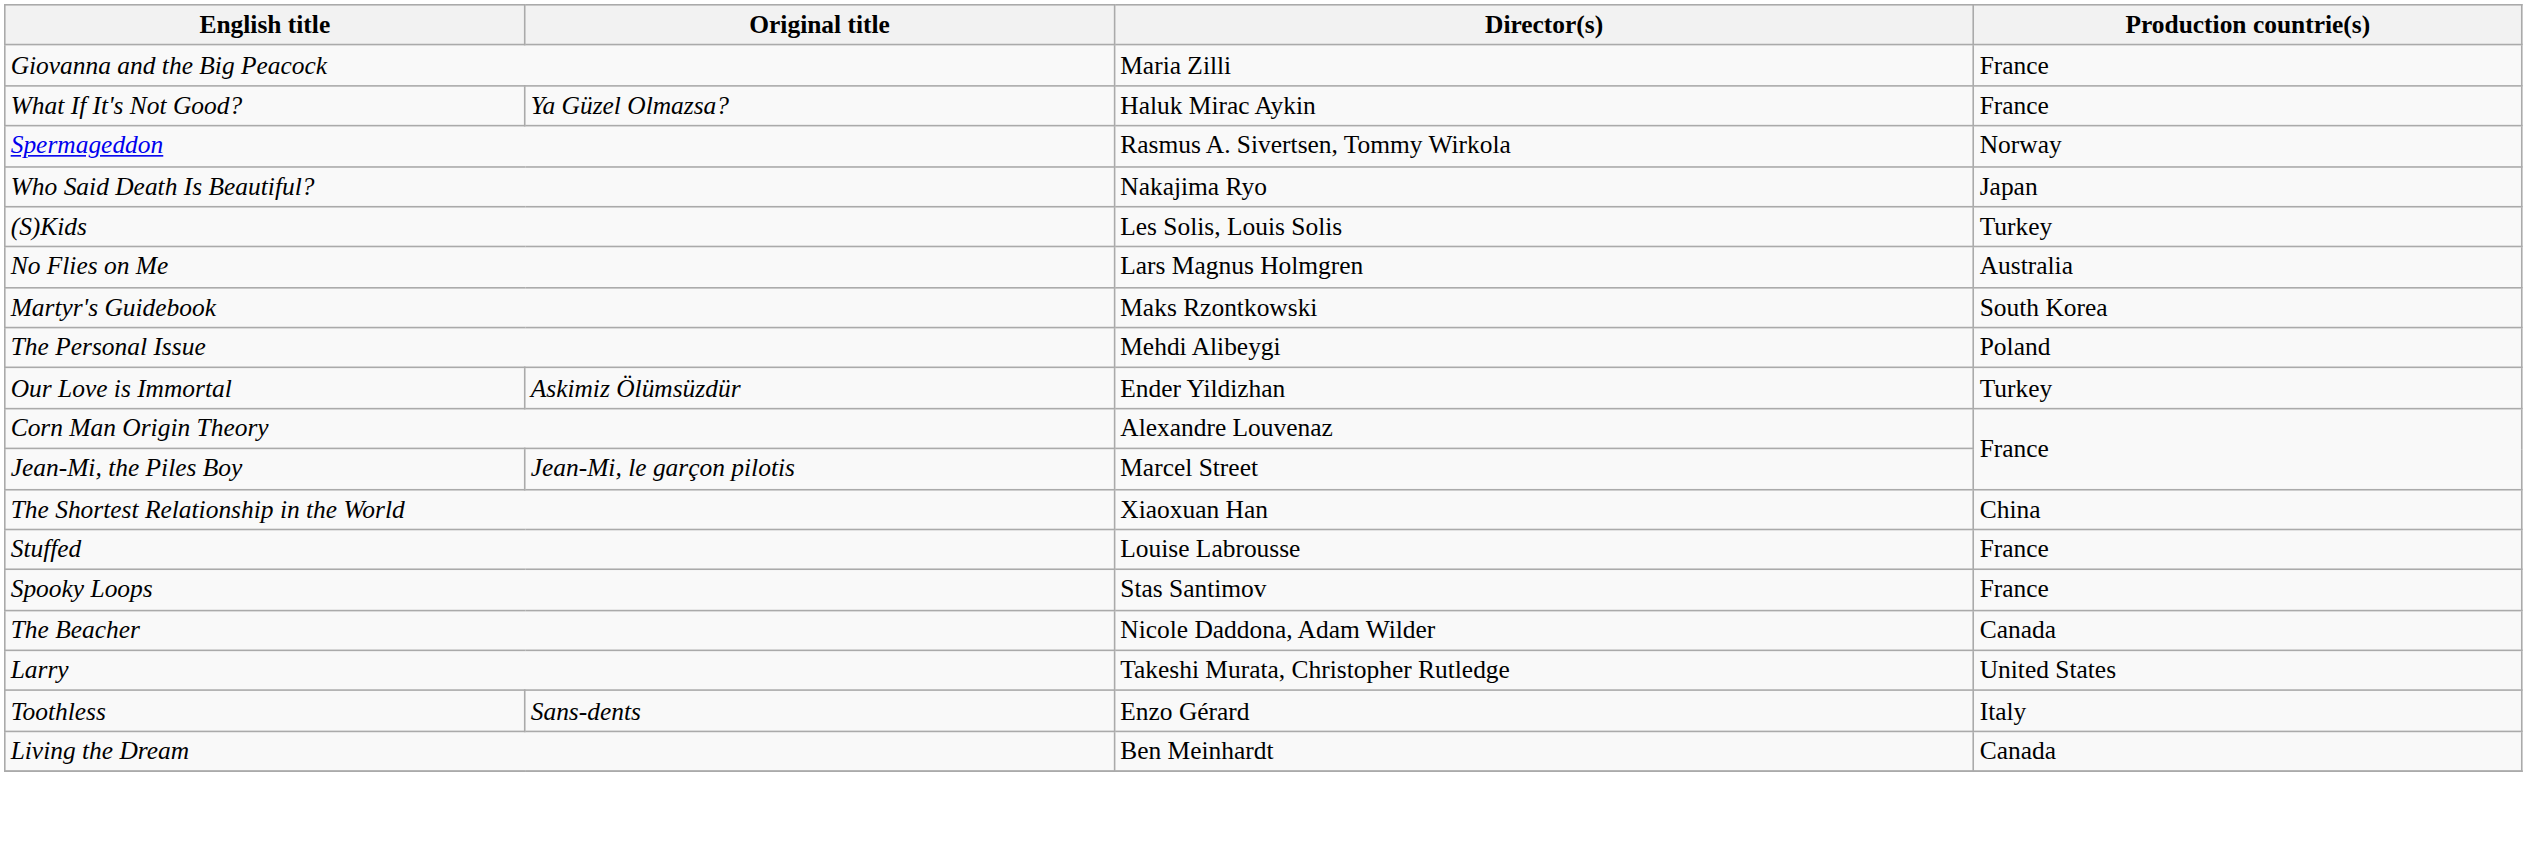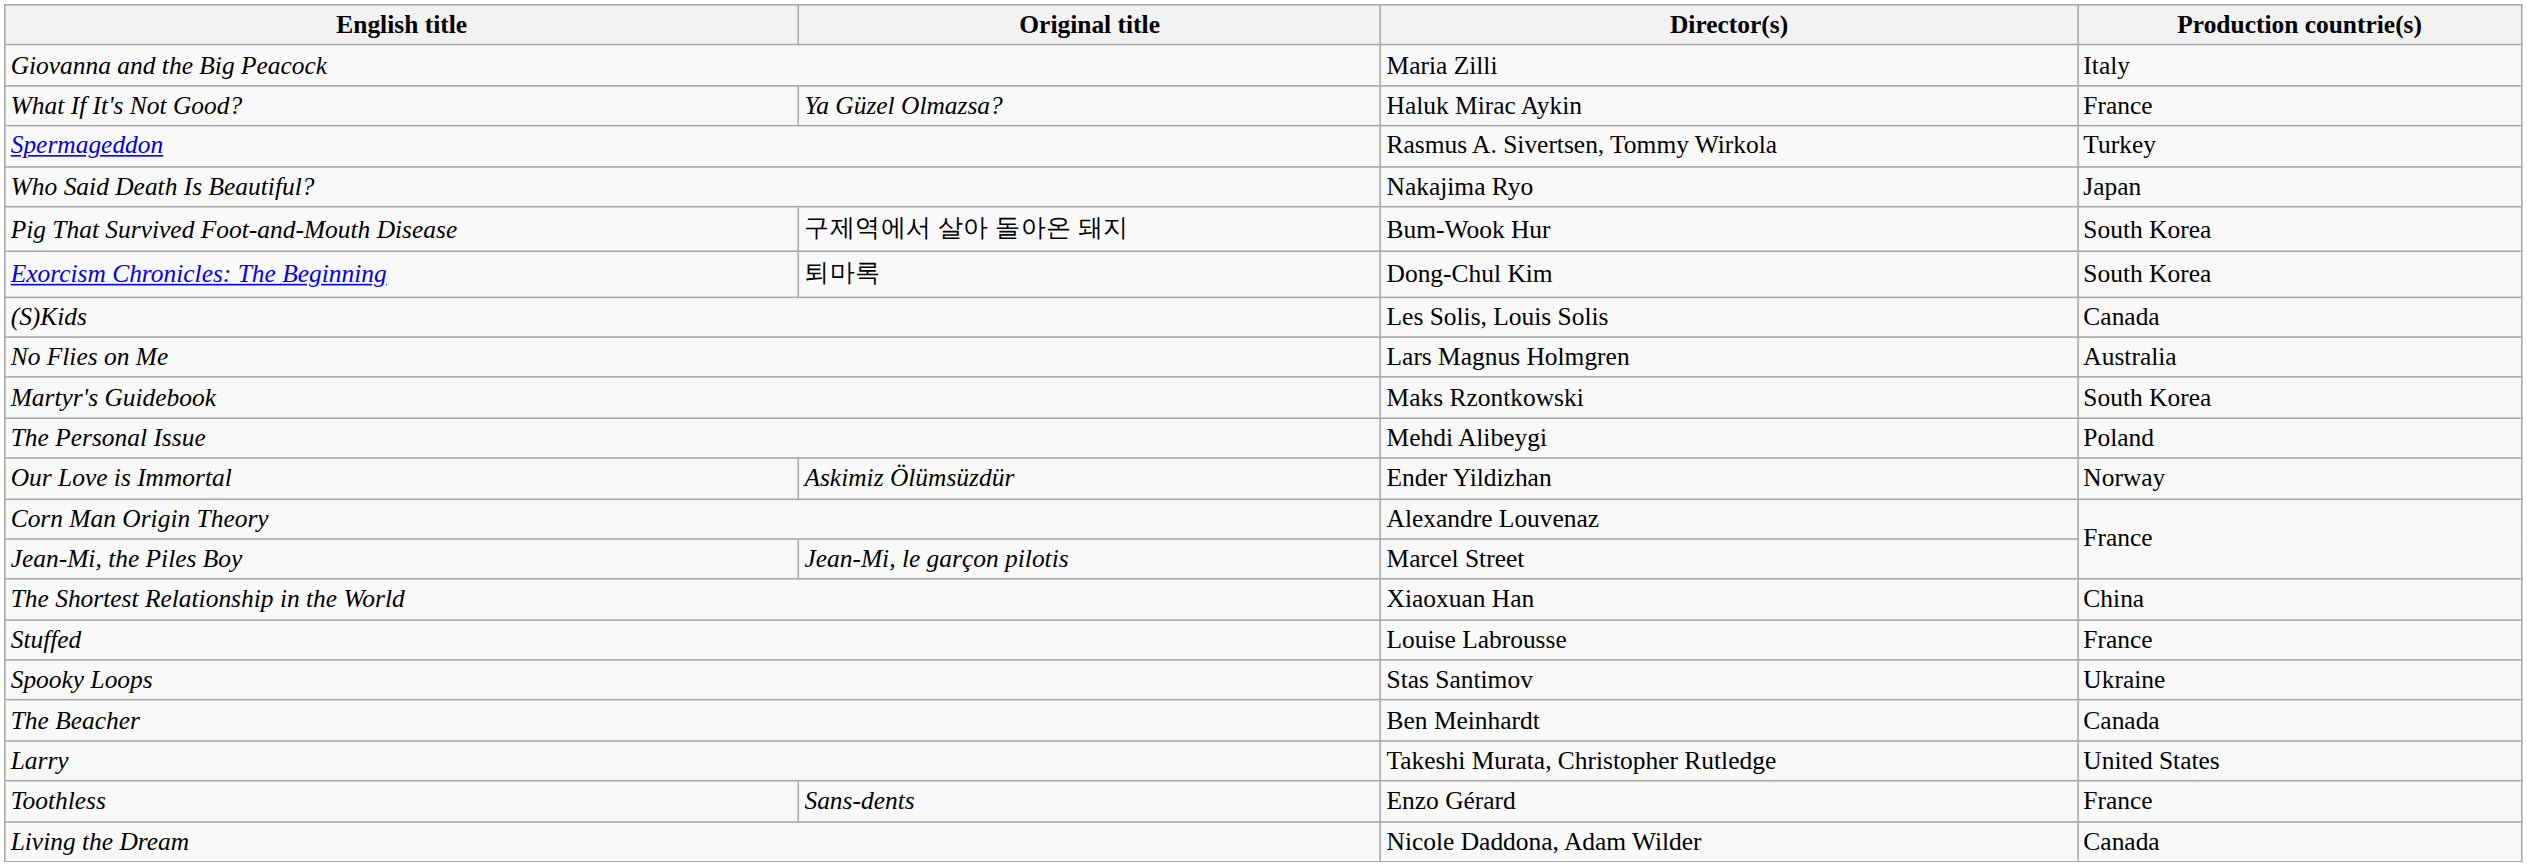(2014, 65) France -> (2107, 65) Italy
(2021, 145) Norway -> (2120, 145) Turkey
+ row: (234, 228)
+ row: (199, 273)
(2016, 226) Turkey -> (2122, 316) Canada
(2016, 387) Turkey -> (2124, 478) Norway
(2014, 589) France -> (2124, 679) Ukraine
(1278, 629) Nicole Daddona, Adam Wilder -> (1463, 720) Ben Meinhardt
(2003, 710) Italy -> (2118, 800) France
(1197, 750) Ben Meinhardt -> (1544, 841) Nicole Daddona, Adam Wilder
